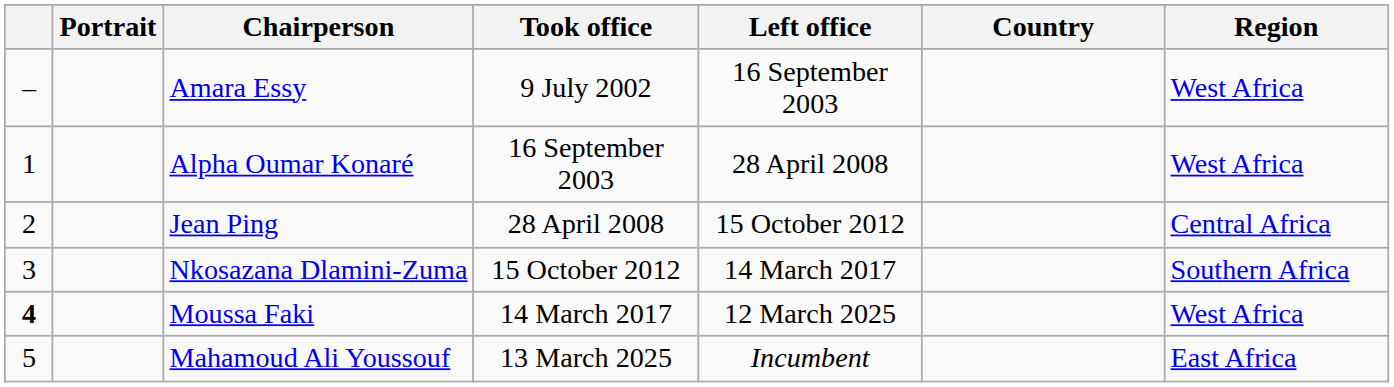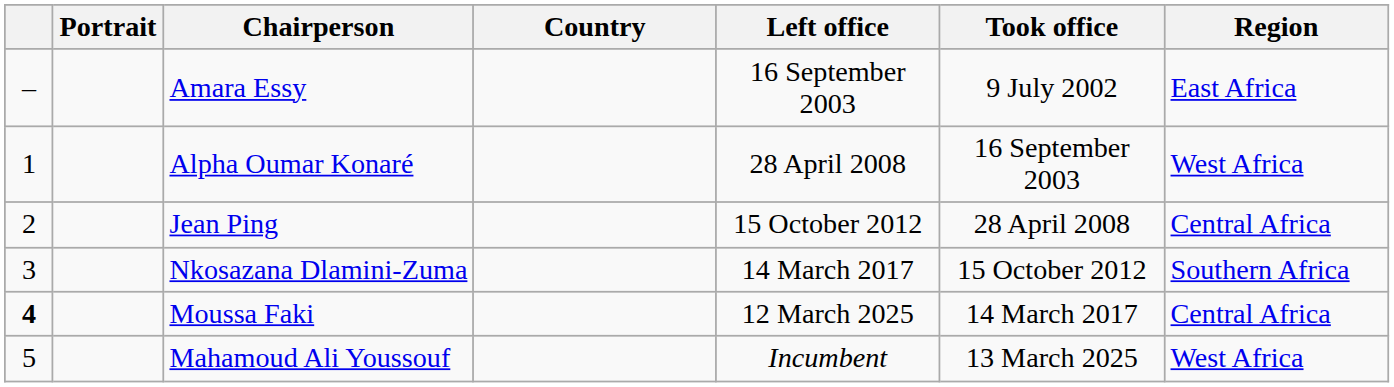columns swapped: (586, 26) <-> (1043, 26)
(1237, 87) West Africa -> (1233, 87) East Africa
(1237, 313) West Africa -> (1251, 313) Central Africa
(1233, 358) East Africa -> (1237, 358) West Africa
